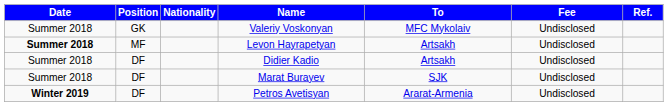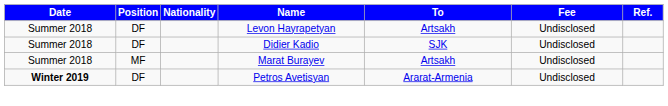- row: (291, 29)
(60, 45) bold -> (60, 29) normal
(138, 45) MF -> (138, 29) DF
(438, 61) Artsakh -> (438, 45) SJK
(138, 77) DF -> (138, 61) MF
(438, 77) SJK -> (438, 61) Artsakh
